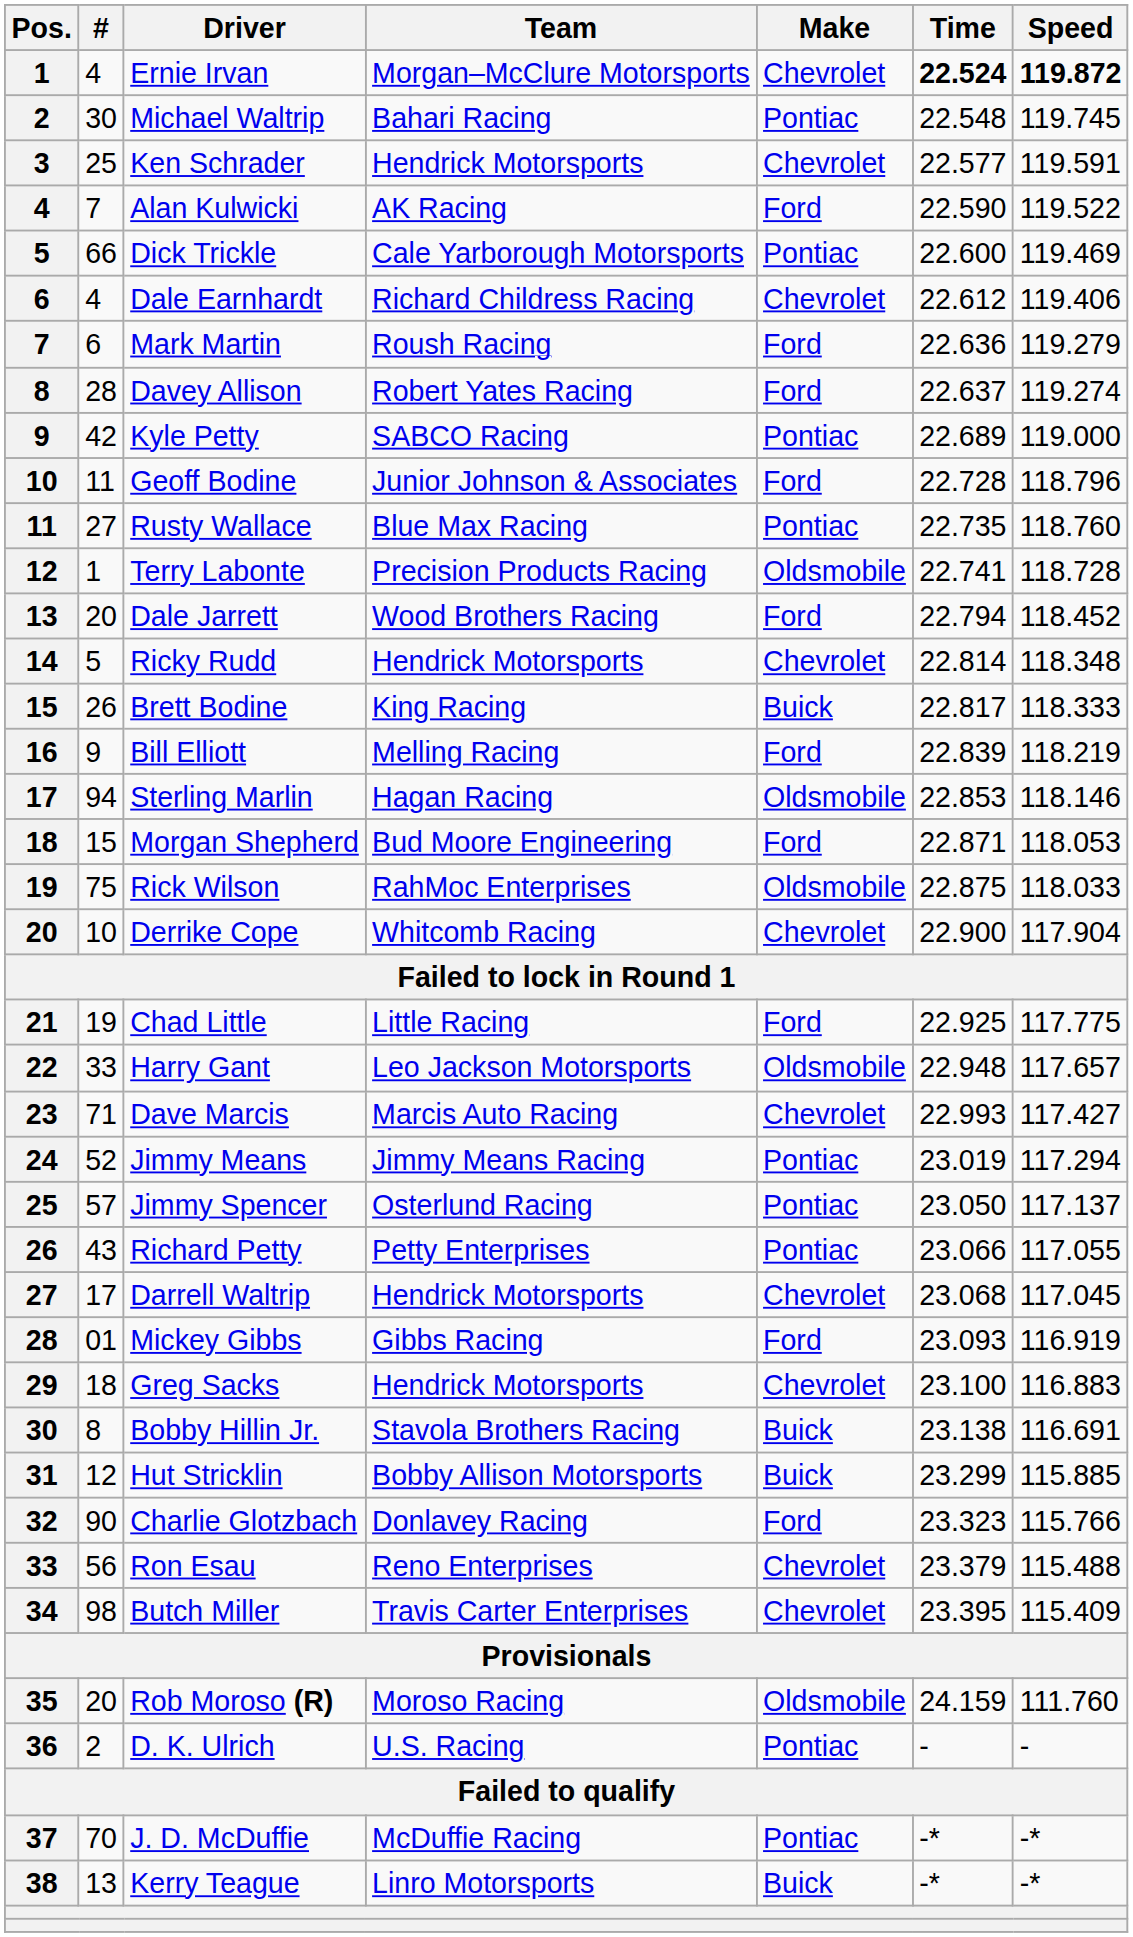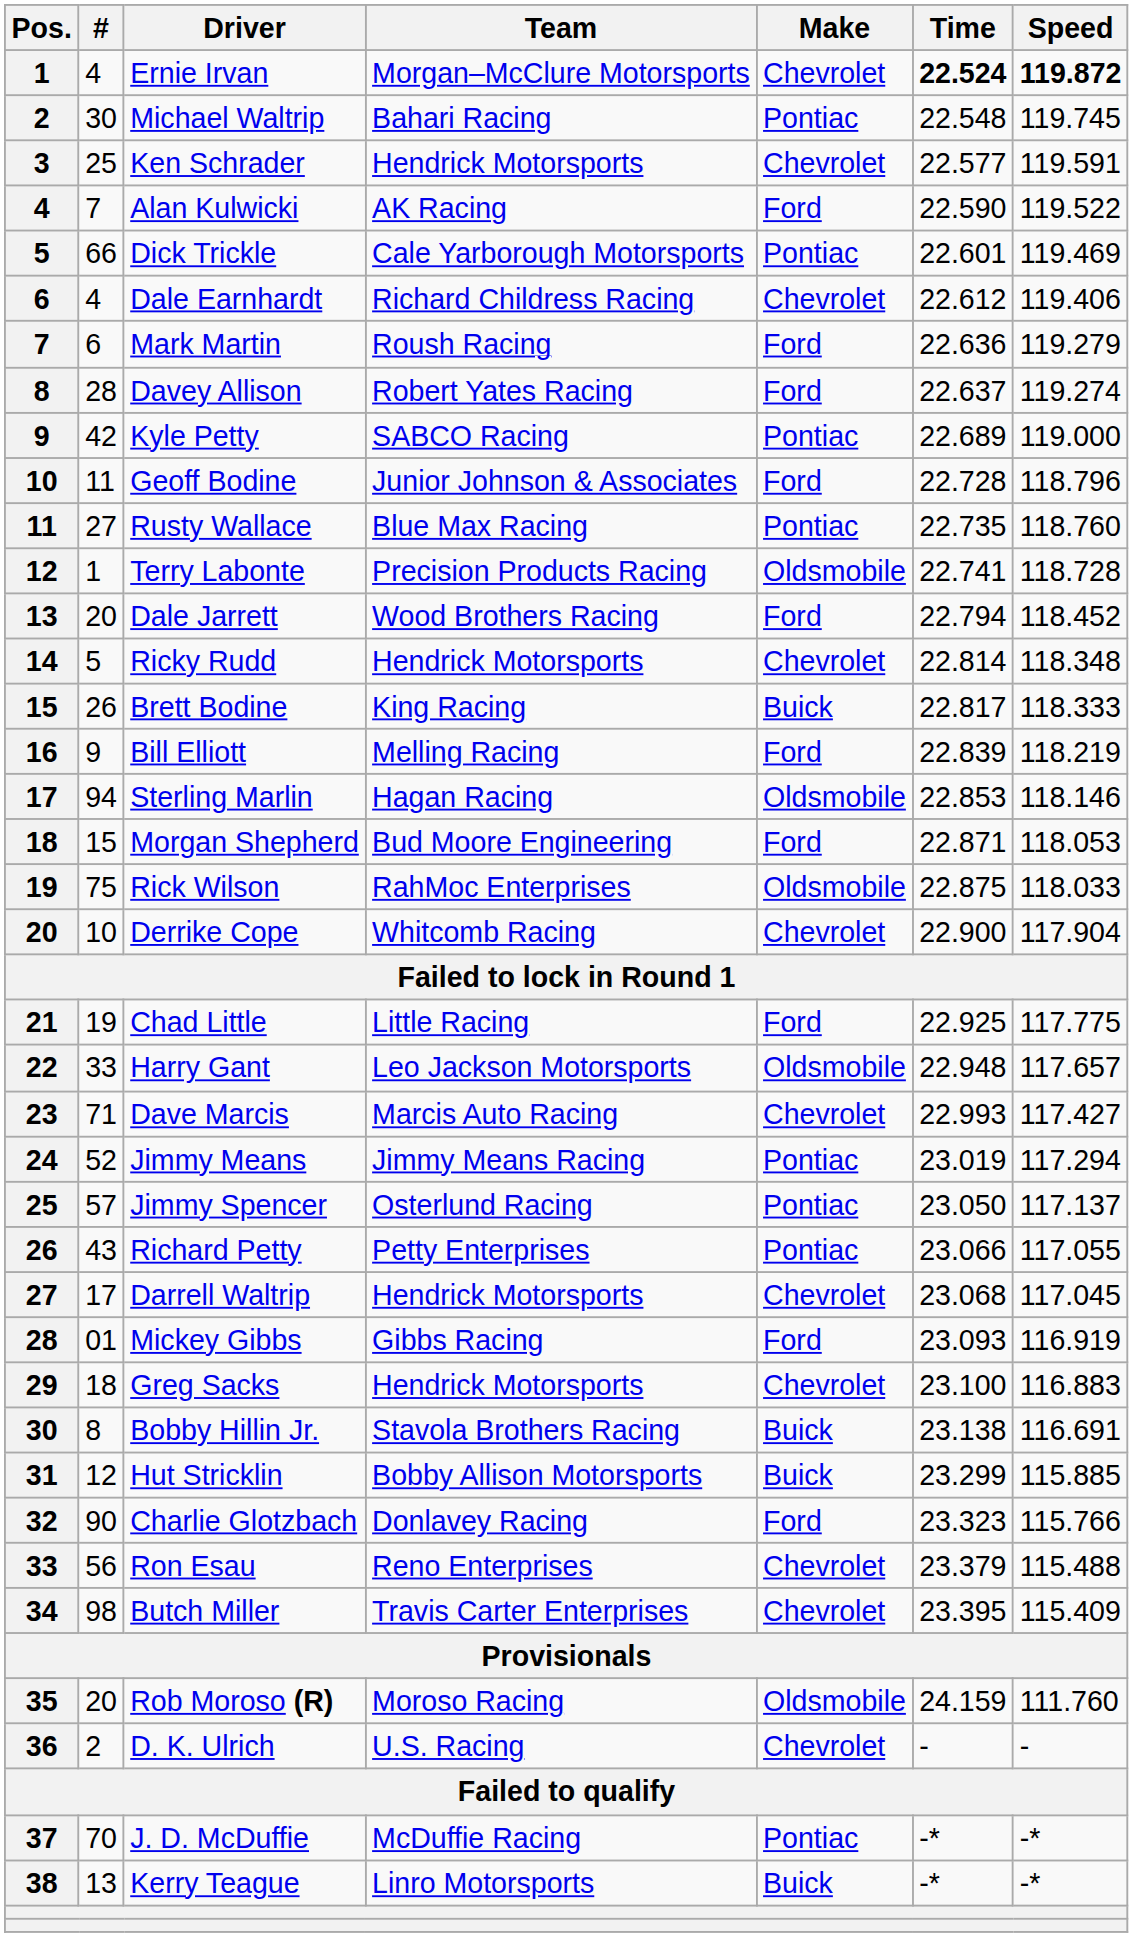(963, 254) 22.600 -> (963, 254) 22.601
(811, 1747) Pontiac -> (824, 1747) Chevrolet
